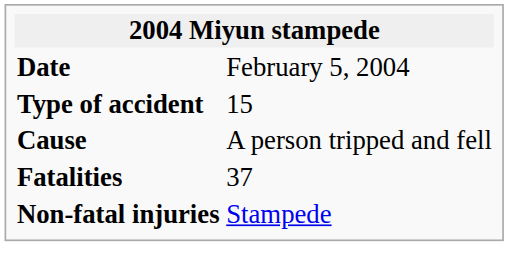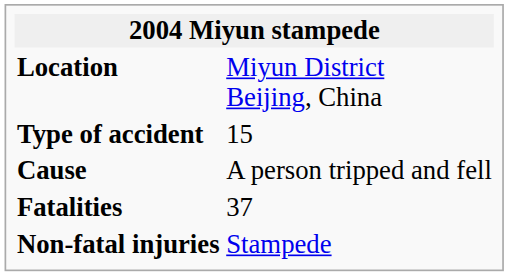- row: (44, 67)
+ row: (67, 67)
